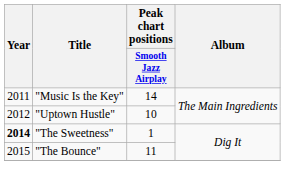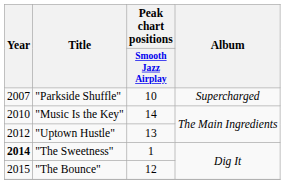+ row: (78, 96)
(19, 96) 2011 -> (19, 115) 2010
(151, 115) 10 -> (151, 133) 13
(151, 151) 11 -> (151, 170) 12
